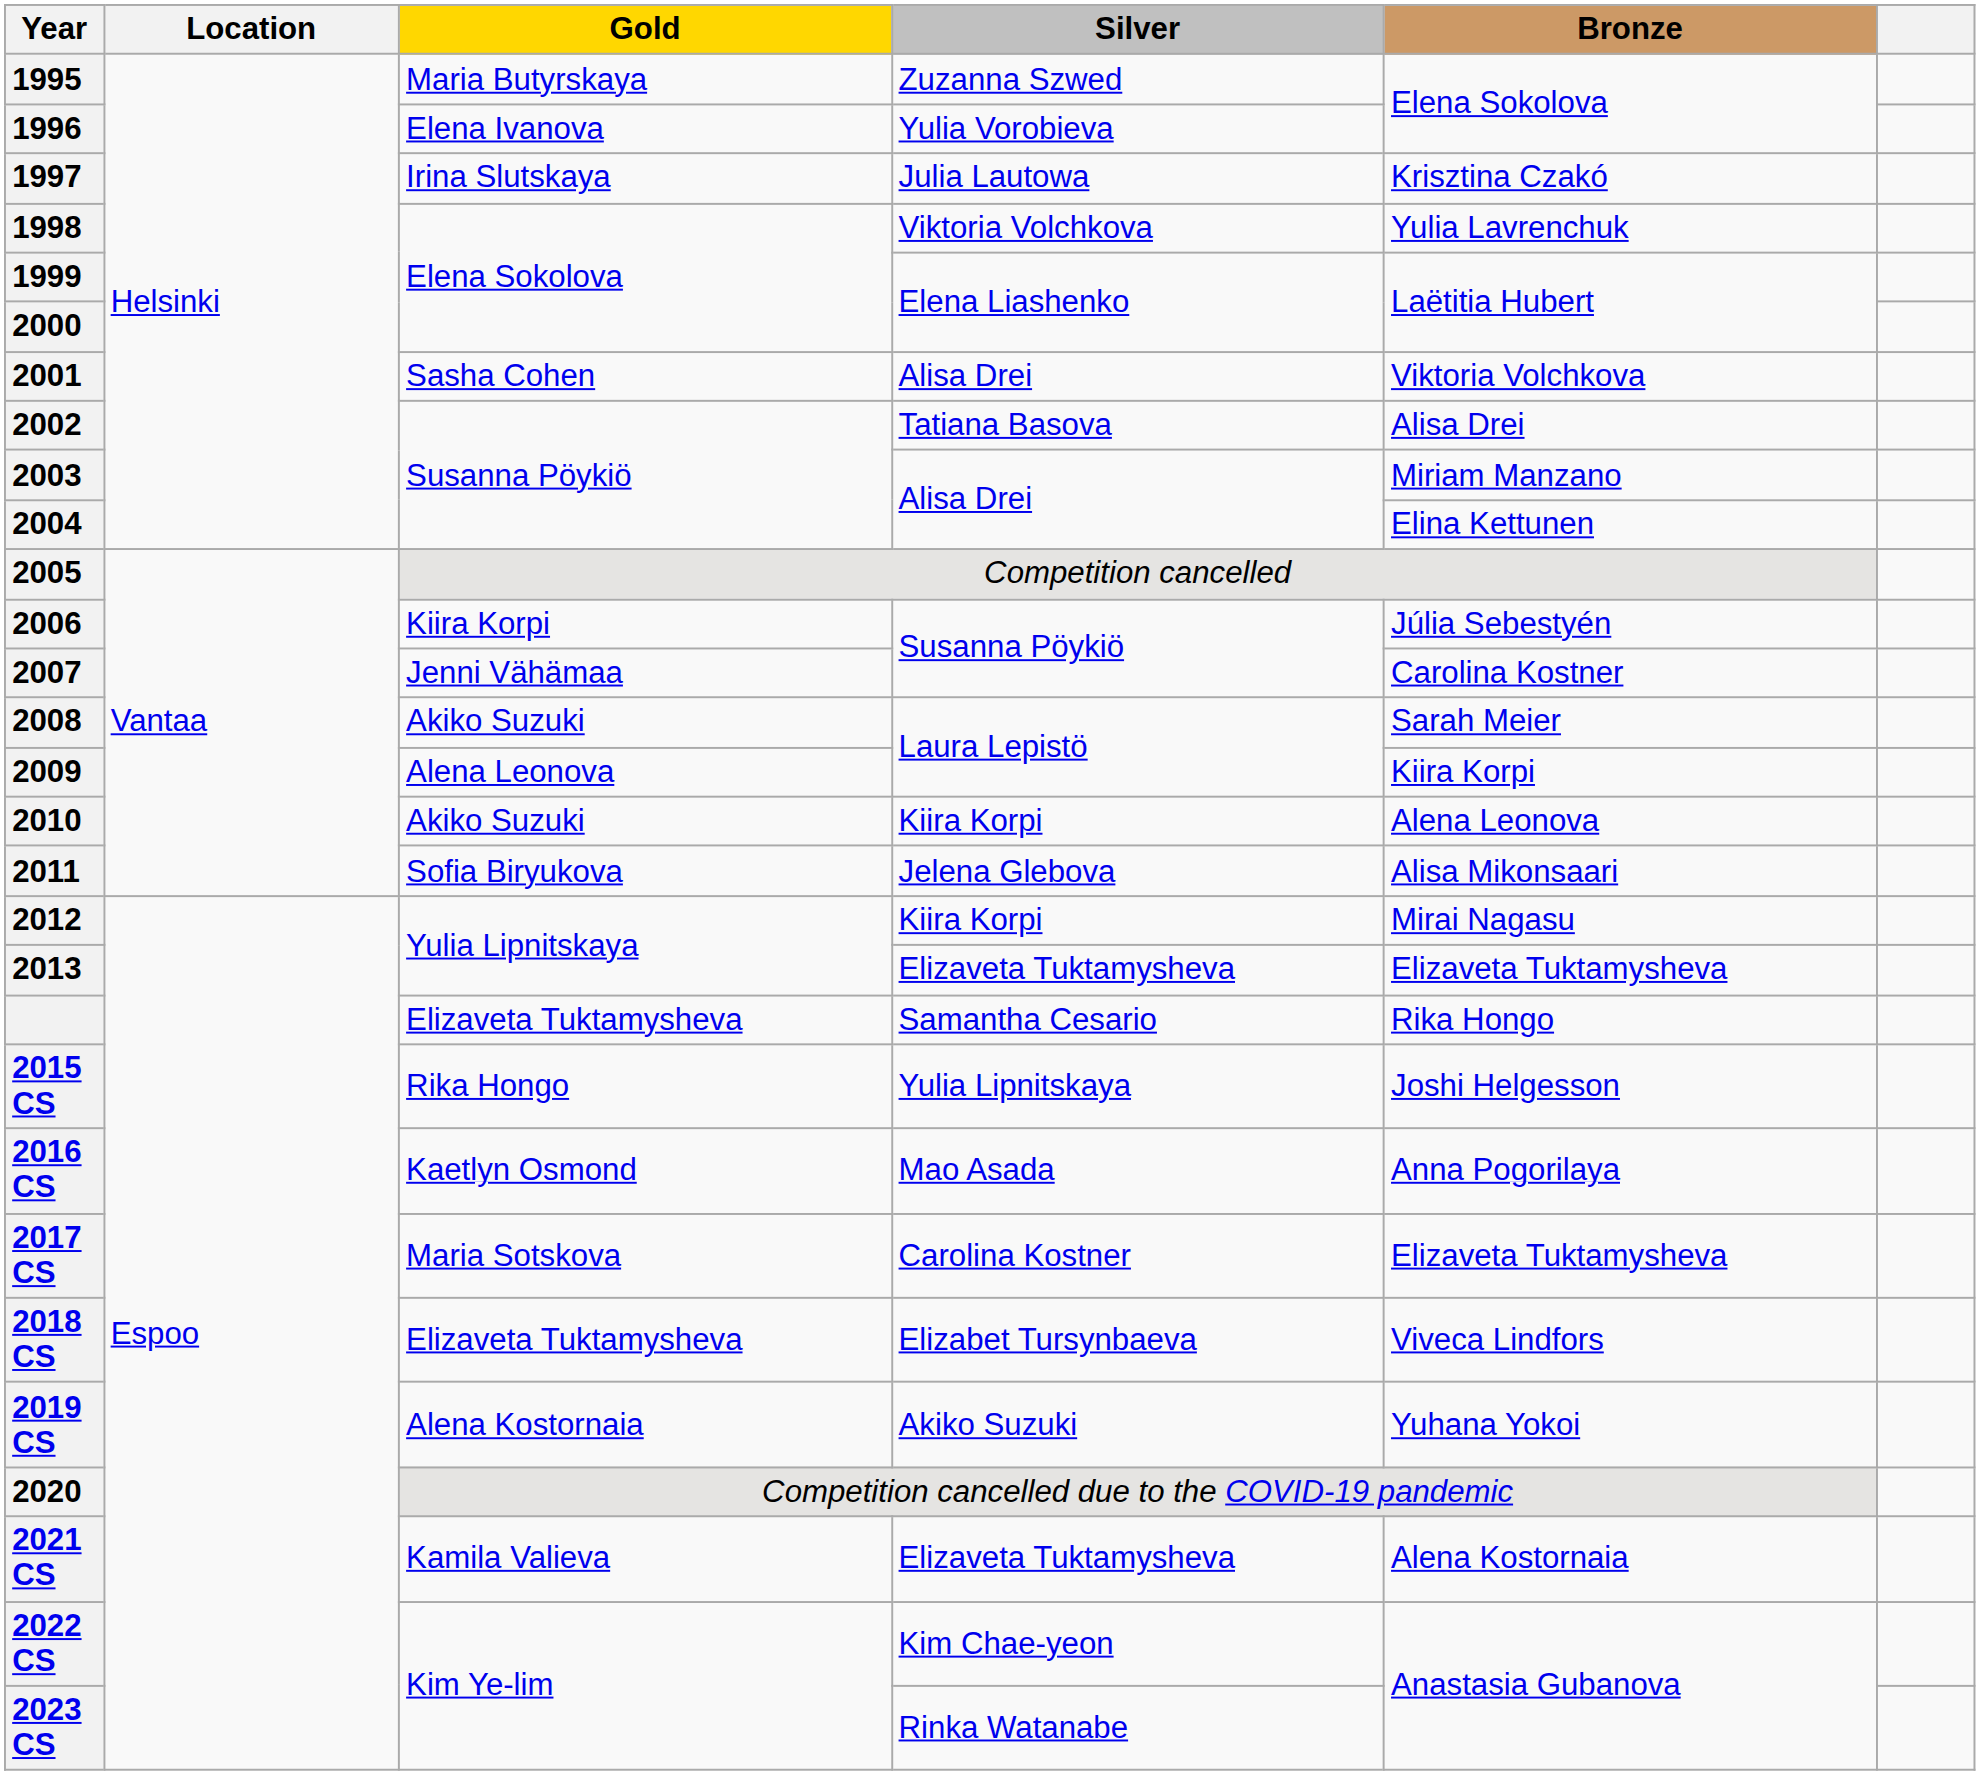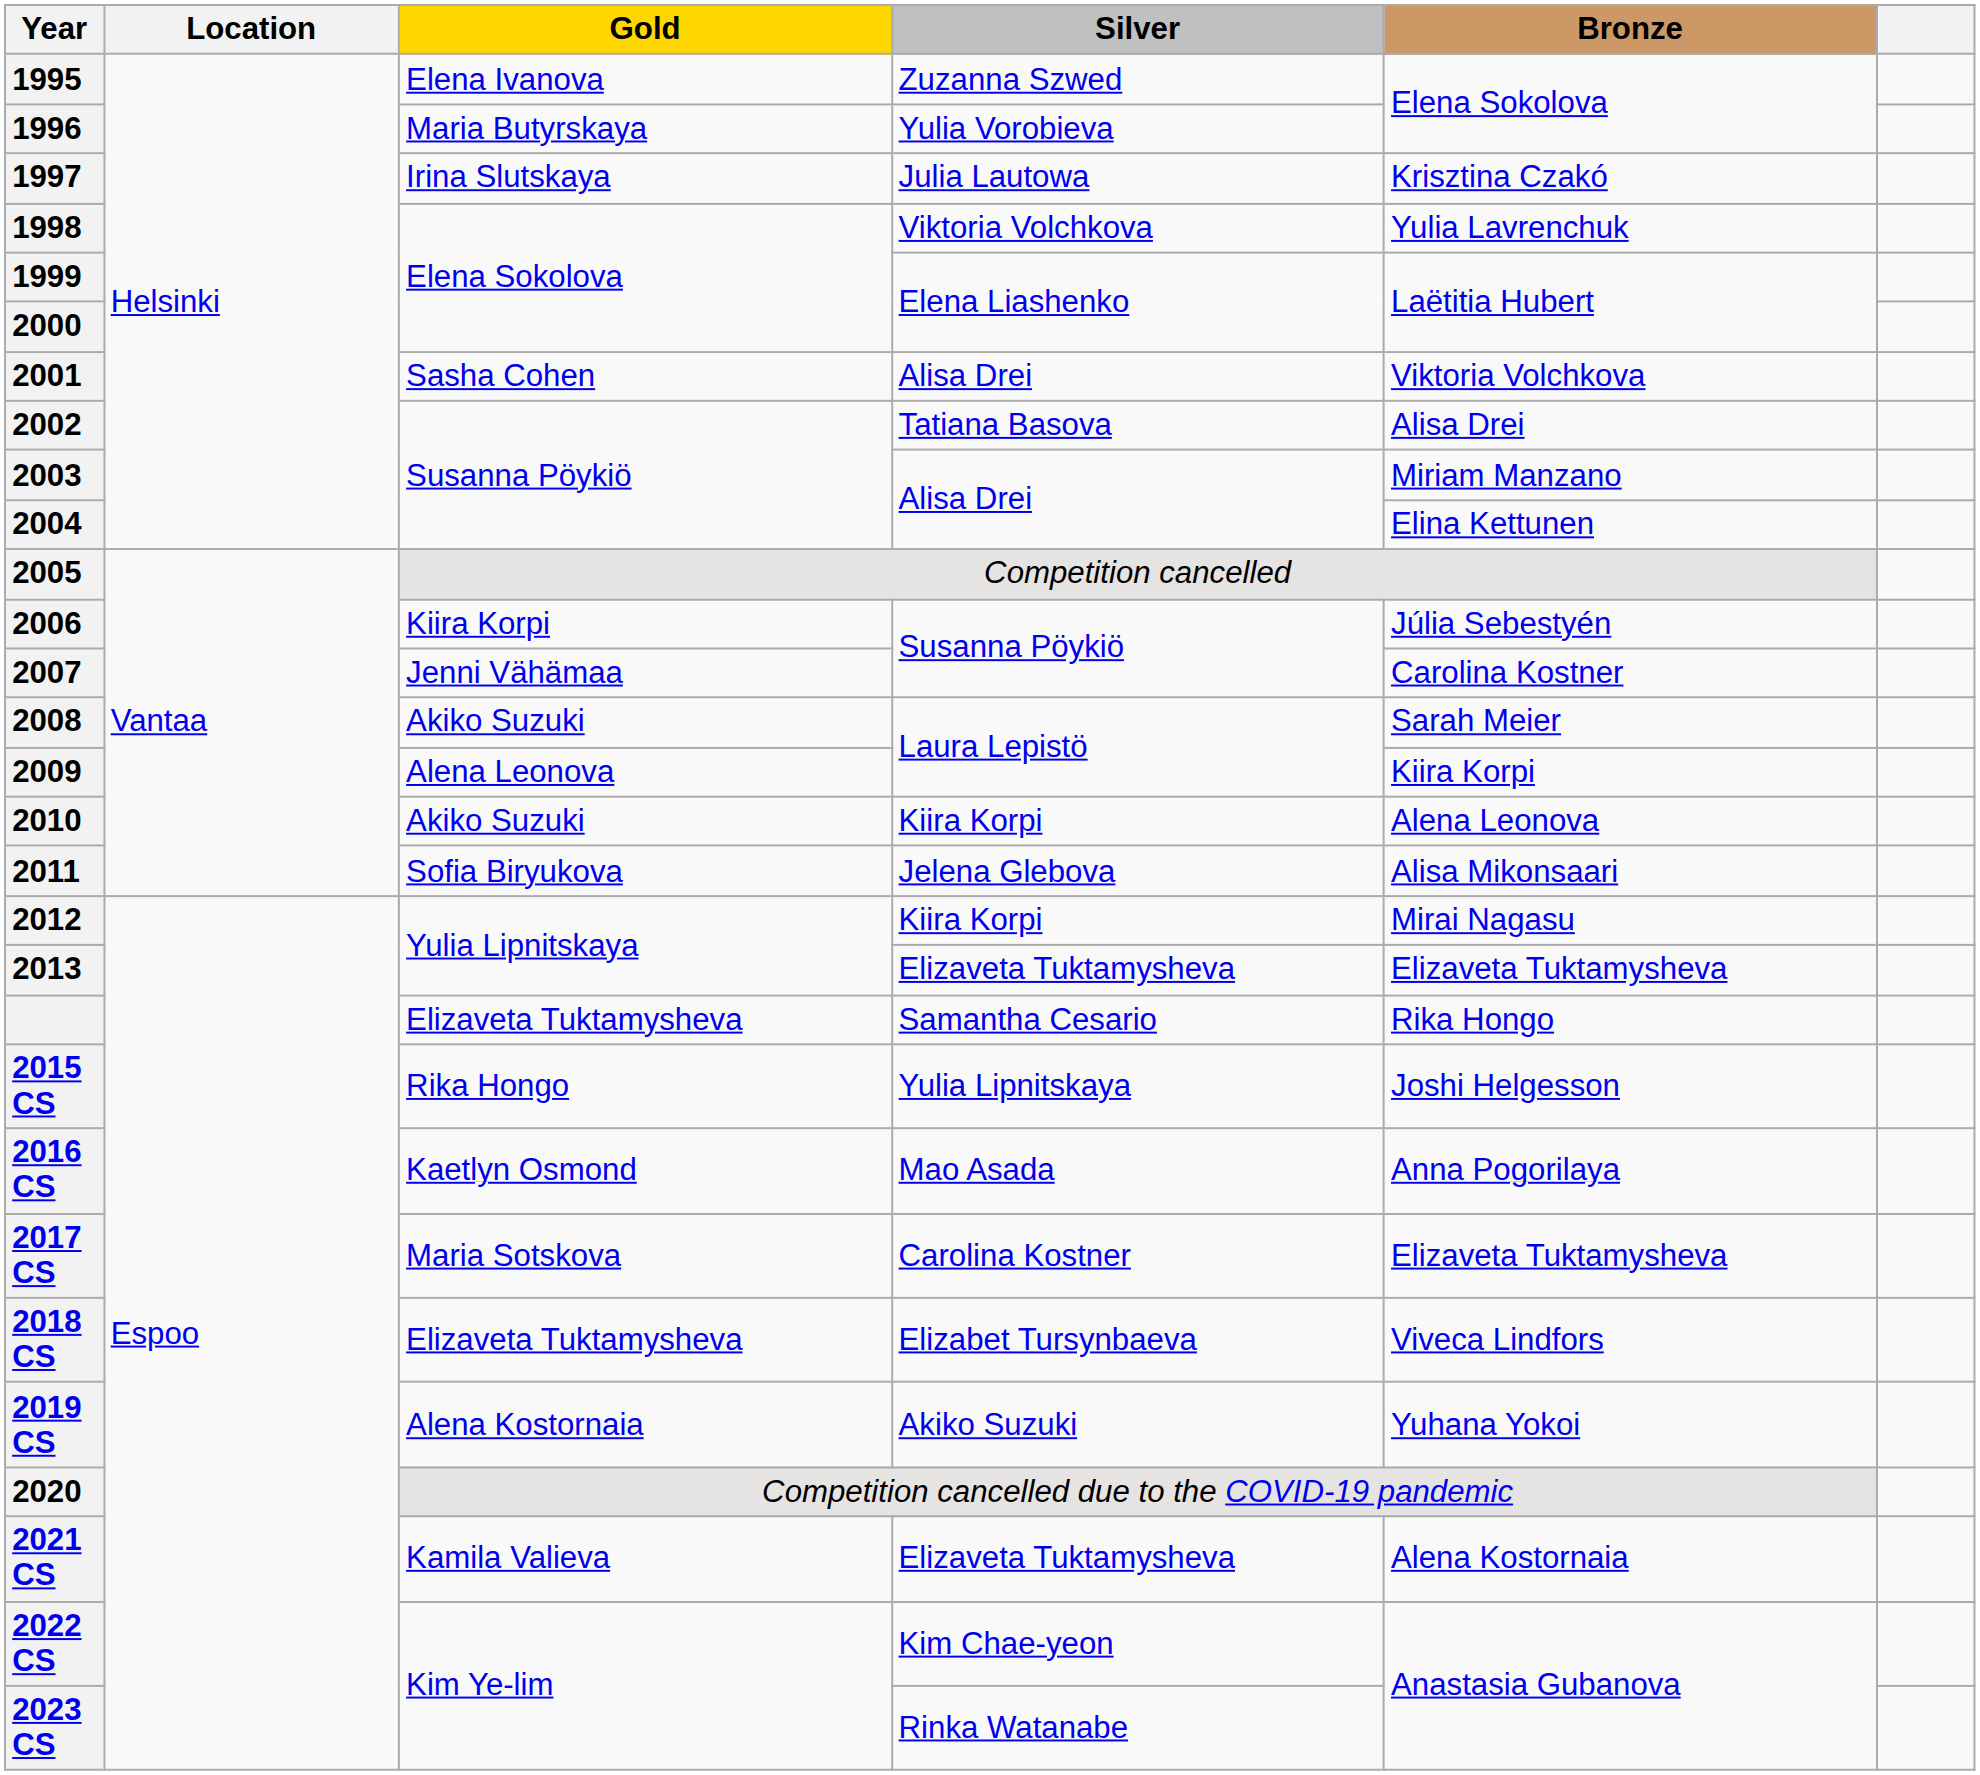(527, 78) Maria Butyrskaya -> (505, 78) Elena Ivanova
(505, 128) Elena Ivanova -> (527, 128) Maria Butyrskaya
